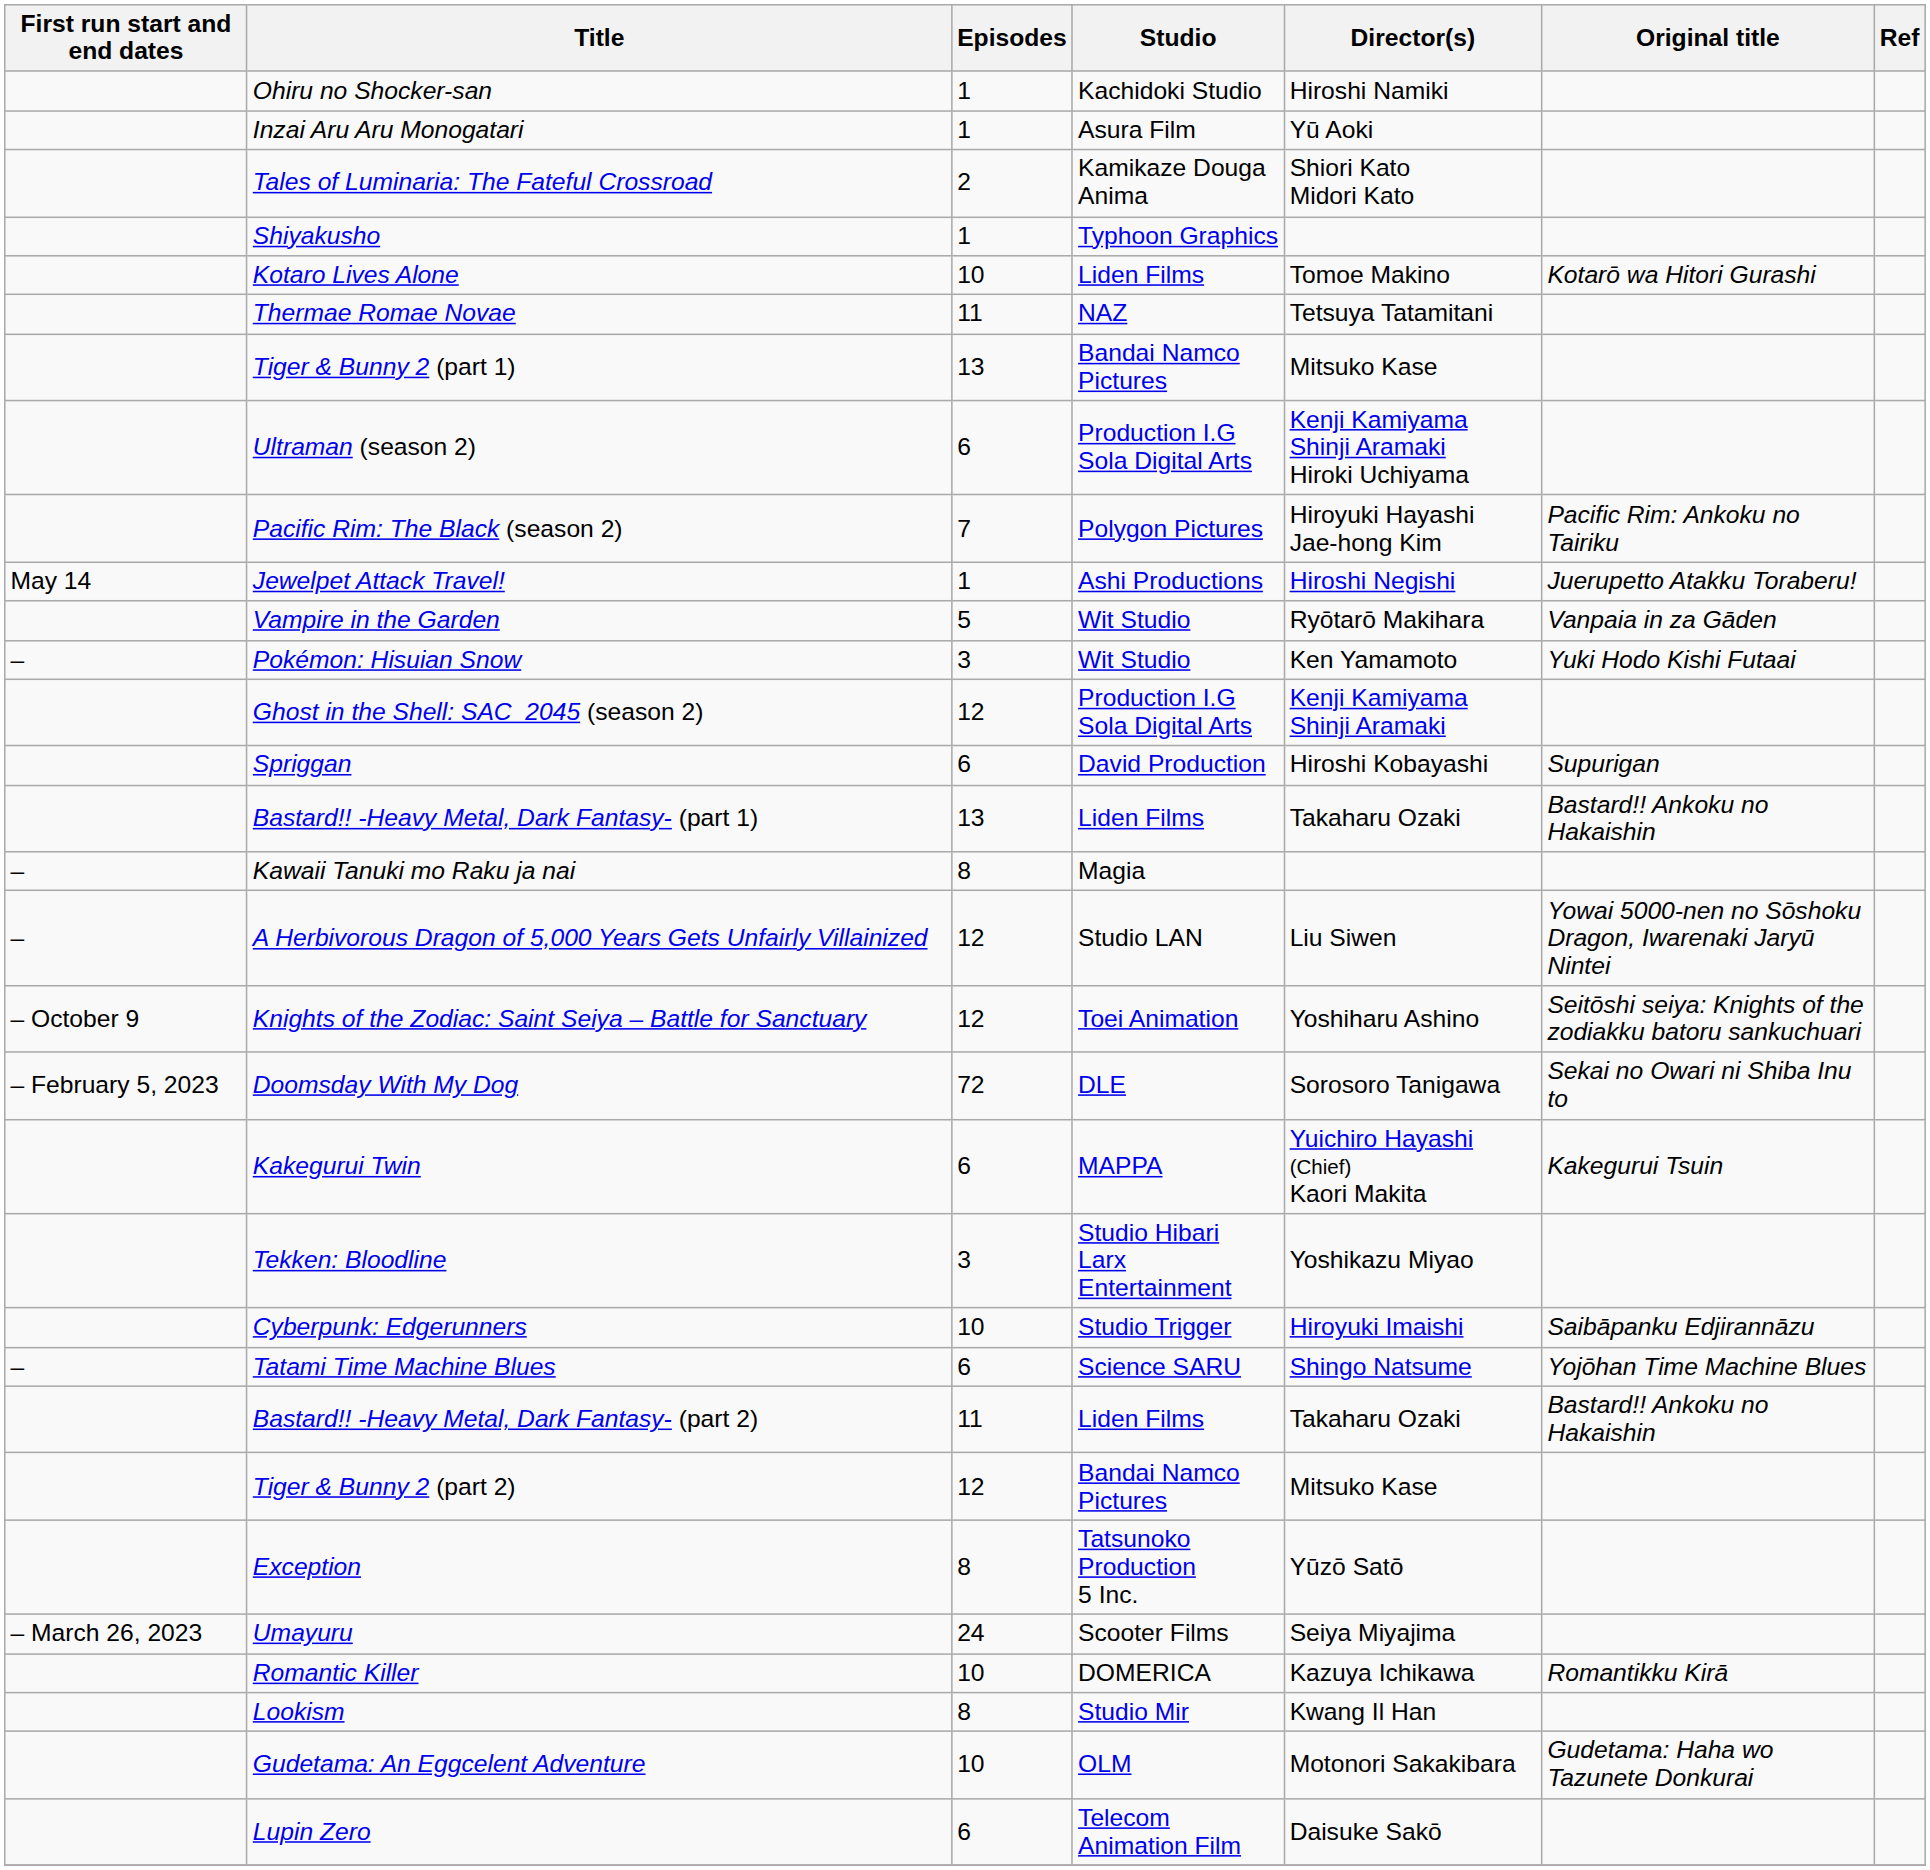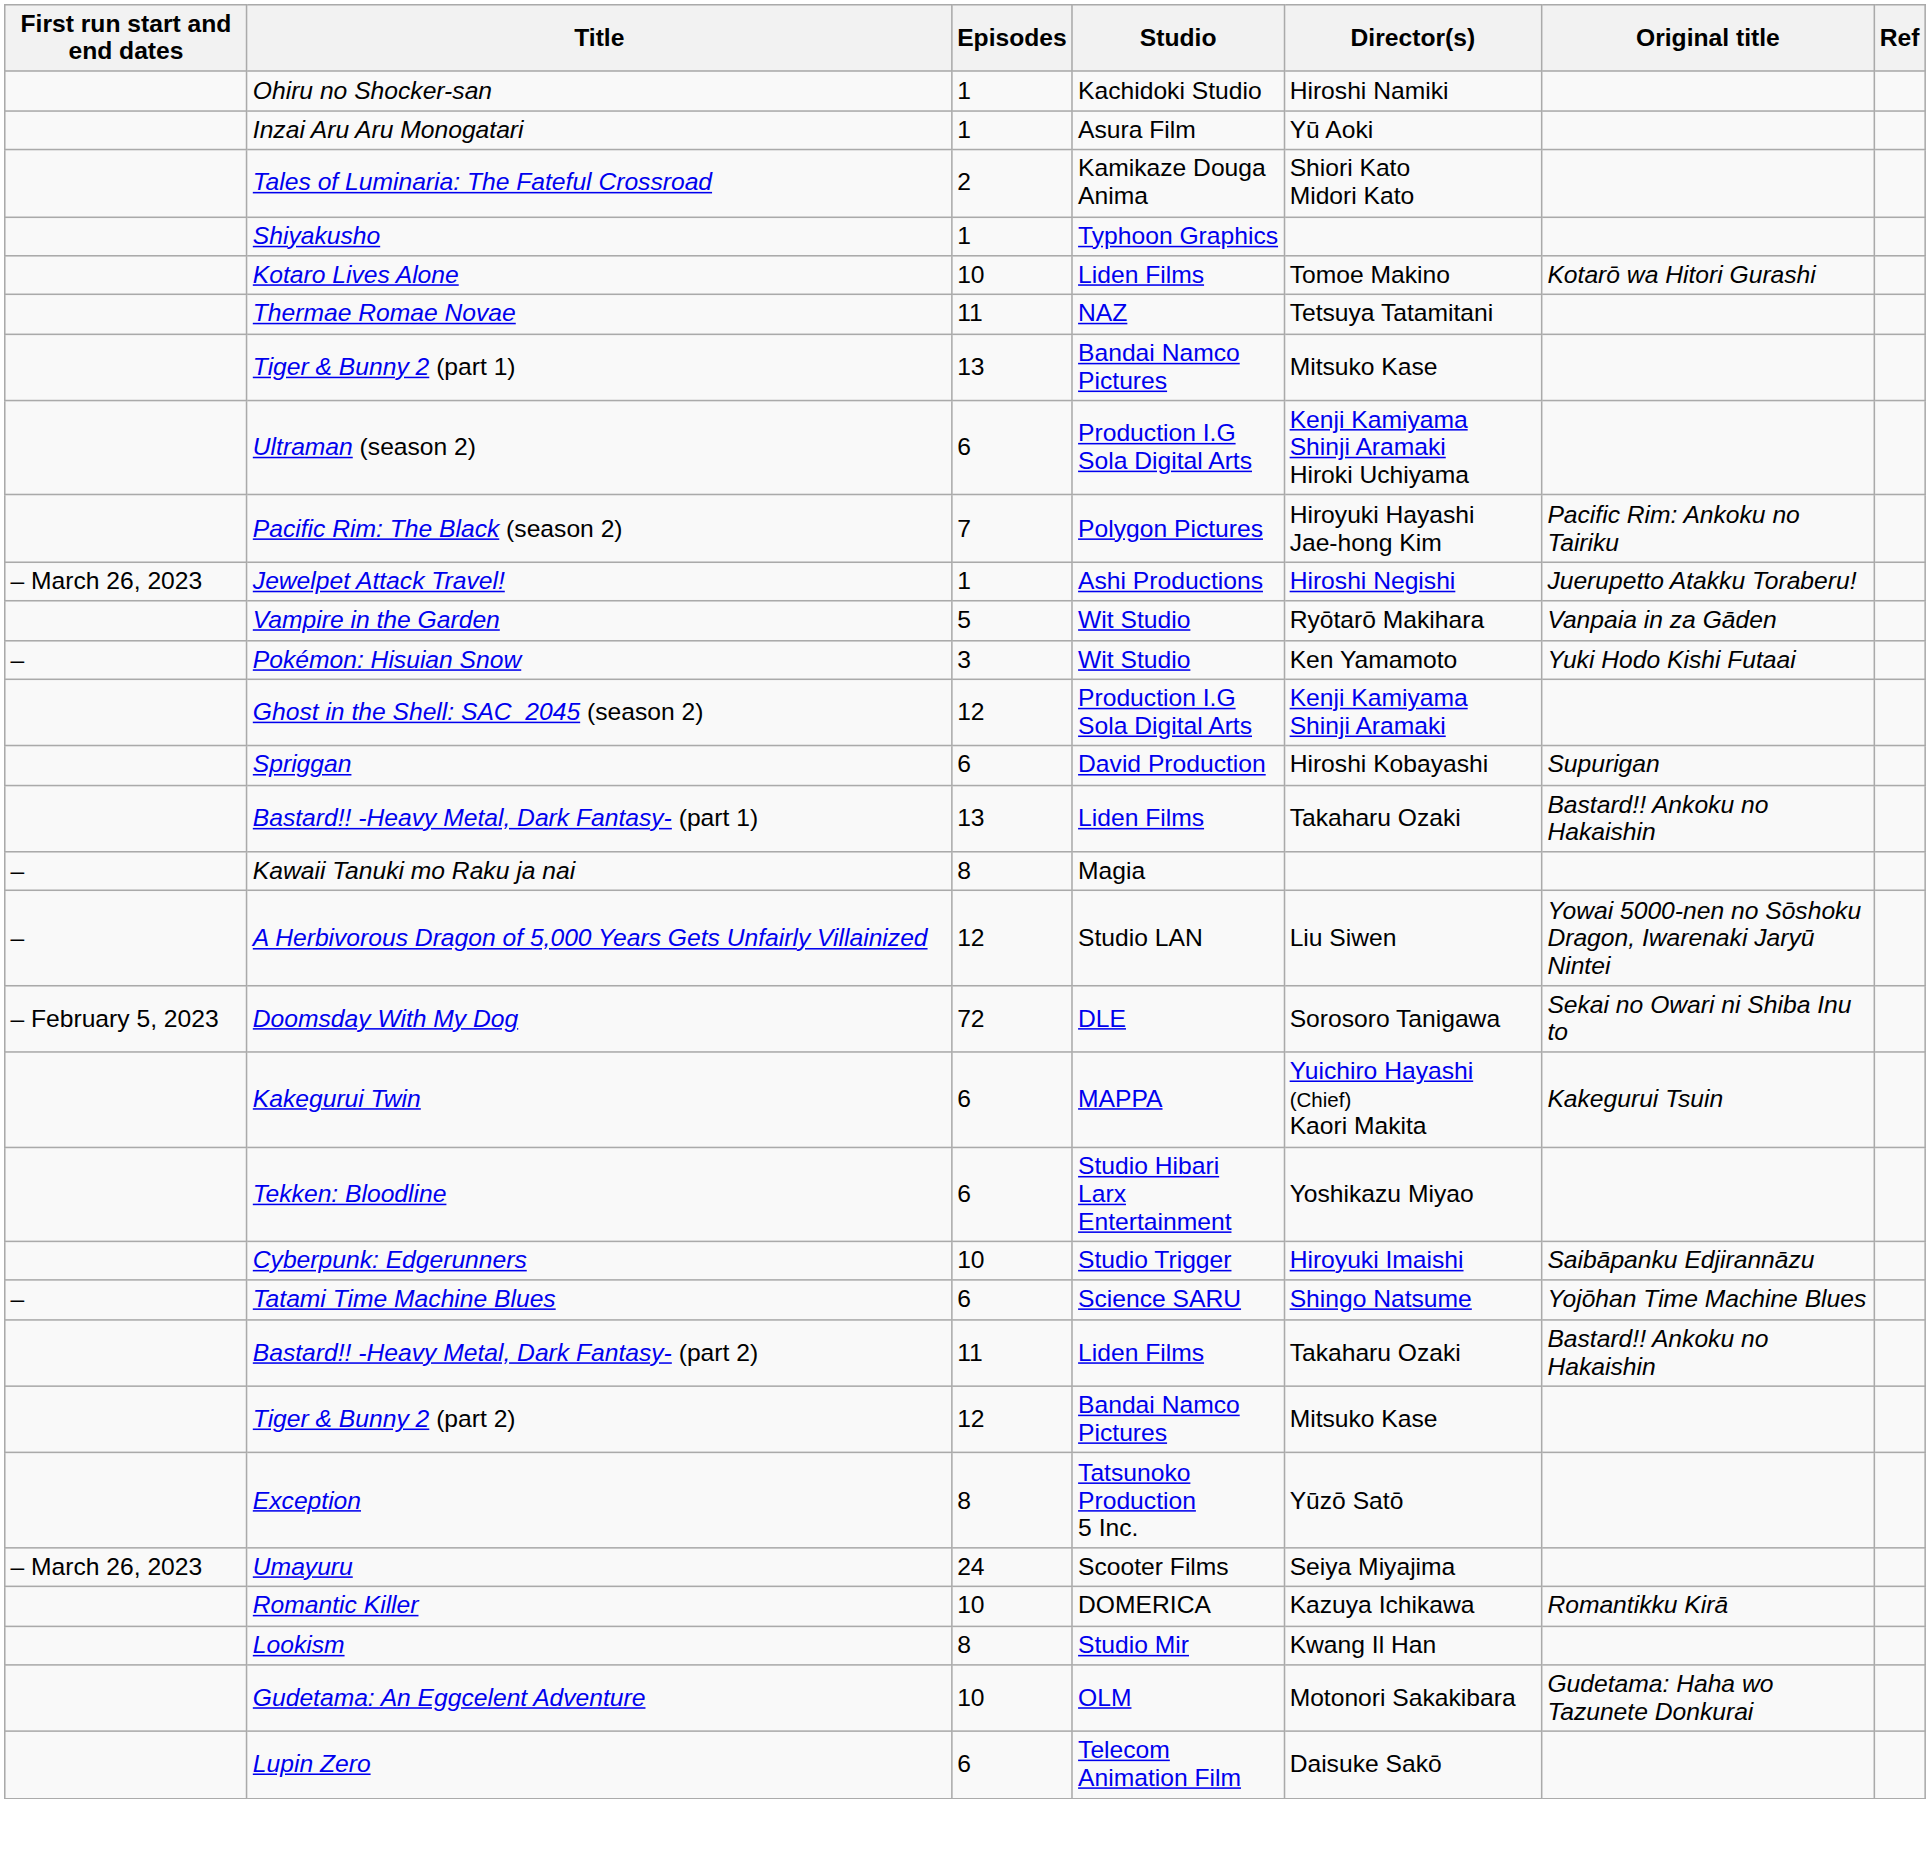(51, 581) May 14 -> (106, 581) – March 26, 2023
- row: (560, 1018)
(964, 1260) 3 -> (964, 1193) 6
